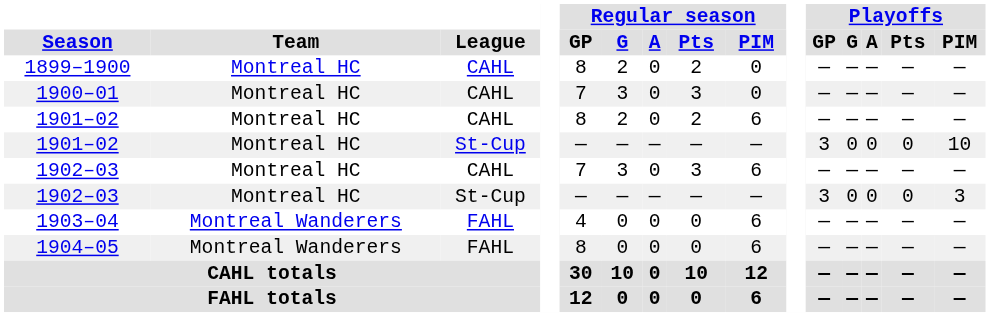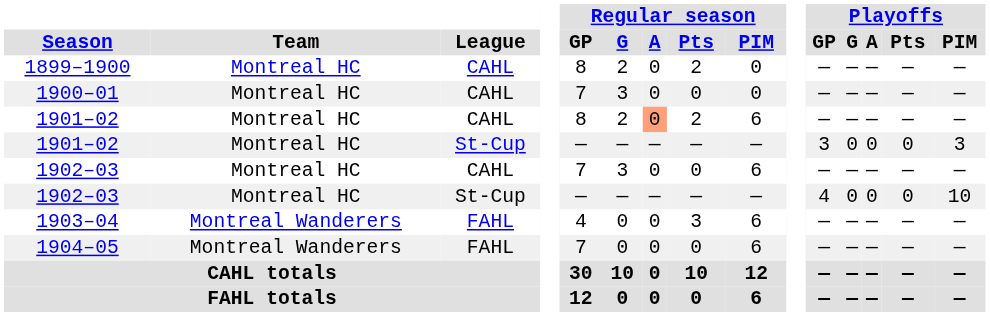(696, 94) 3 -> (696, 94) 0
(655, 120) no background -> (655, 120) lightsalmon background
(960, 145) 10 -> (960, 145) 3
(696, 171) 3 -> (696, 171) 0
(824, 197) 3 -> (824, 197) 4
(960, 197) 3 -> (960, 197) 10
(696, 222) 0 -> (696, 222) 3
(581, 248) 8 -> (581, 248) 7
